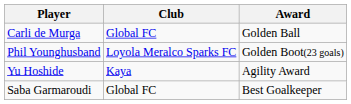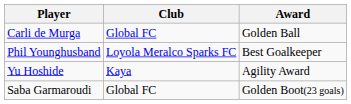(293, 52) Golden Boot(23 goals) -> (282, 52) Best Goalkeeper
(282, 90) Best Goalkeeper -> (293, 90) Golden Boot(23 goals)
